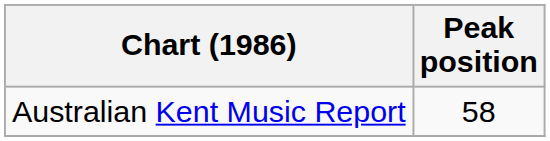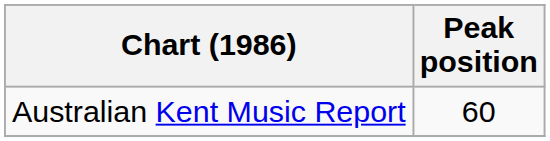(479, 111) 58 -> (479, 111) 60
